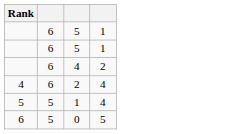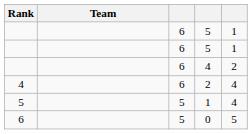+ column: (103, 13)
